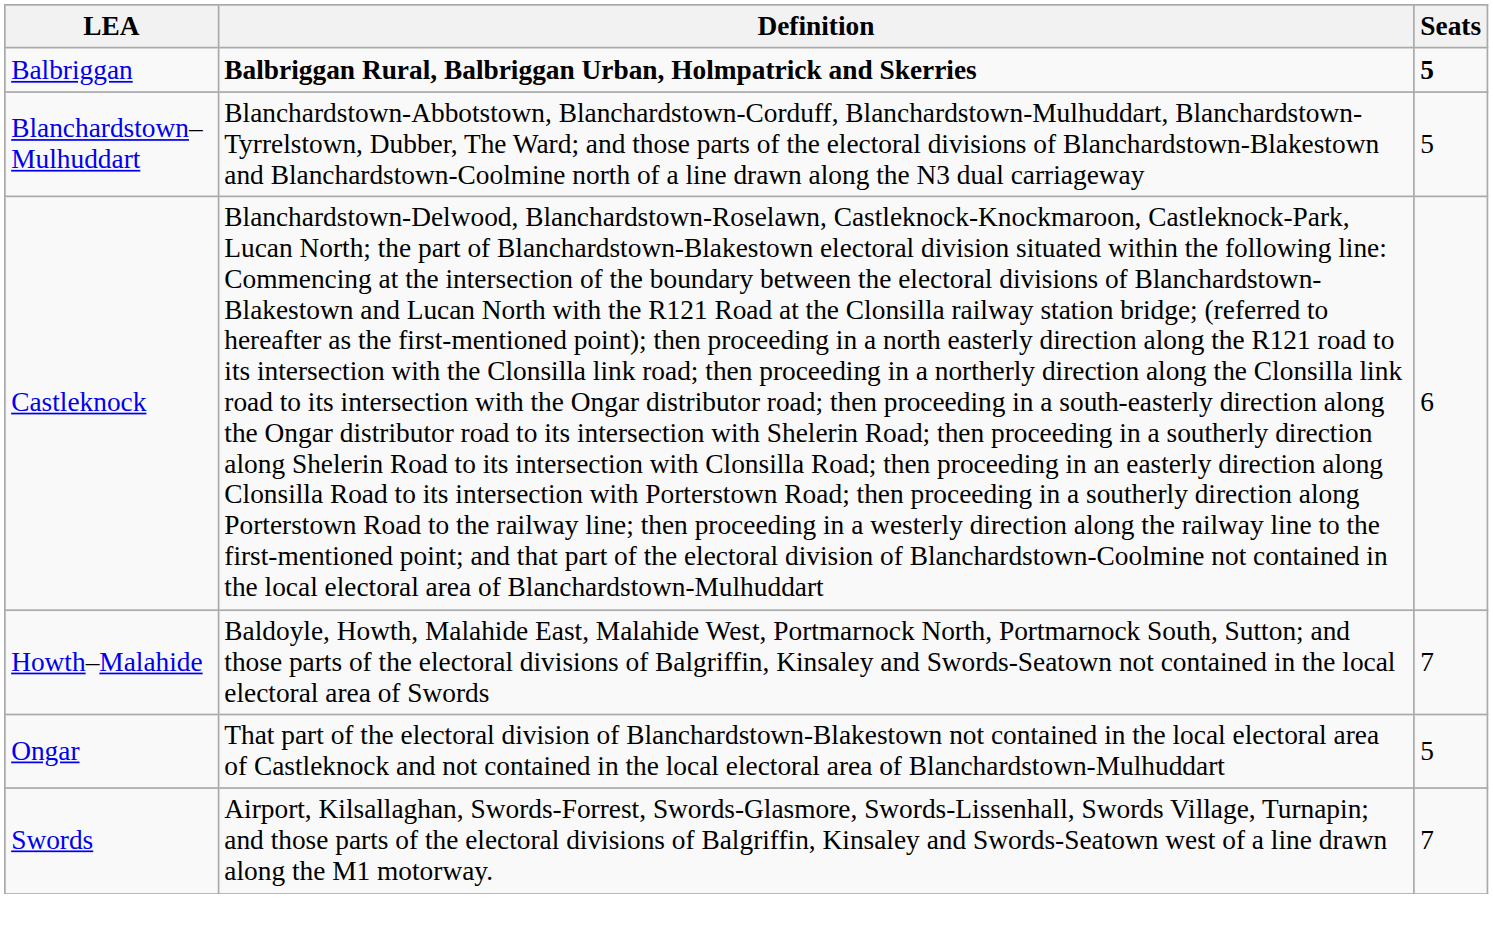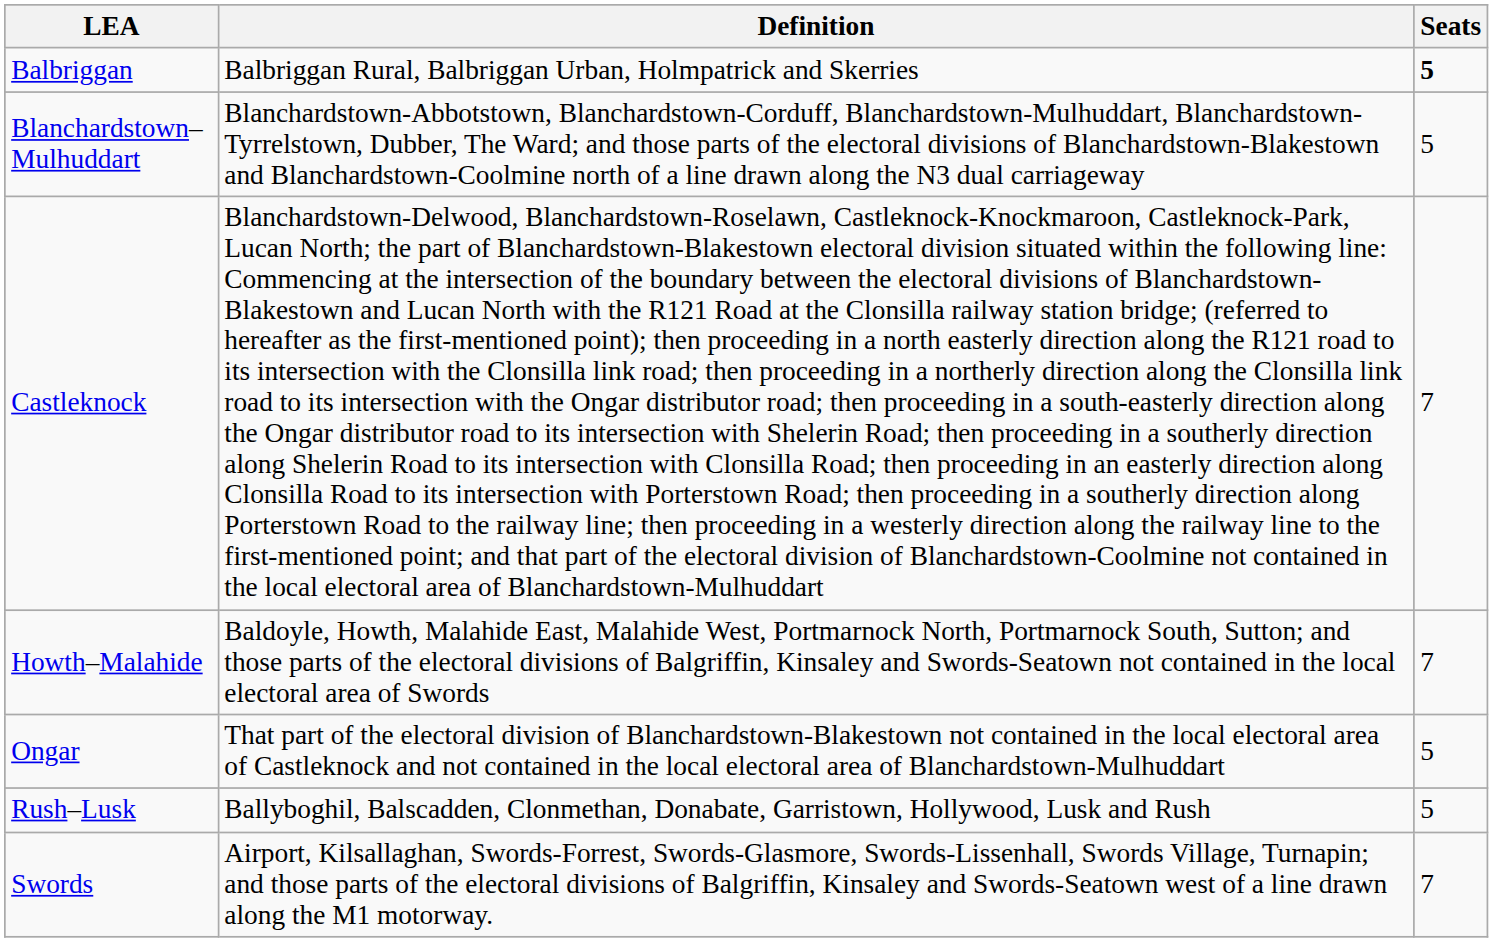(601, 69) bold -> (572, 69) normal
(1427, 402) 6 -> (1427, 402) 7
+ row: (73, 809)
